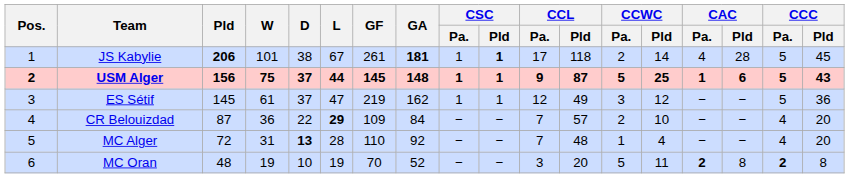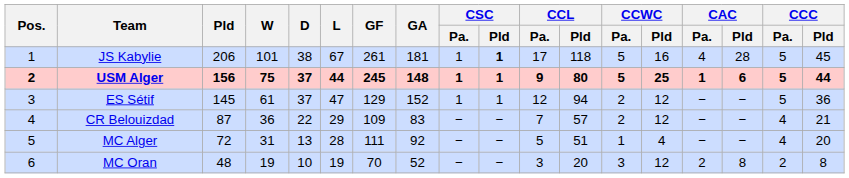(224, 57) bold -> (224, 57) normal
(417, 57) bold -> (417, 57) normal
(621, 57) 2 -> (621, 57) 5
(662, 57) 14 -> (662, 57) 16
(374, 78) 145 -> (374, 78) 245
(581, 78) 87 -> (581, 78) 80
(823, 78) 43 -> (823, 78) 44
(374, 99) 219 -> (374, 99) 129
(417, 99) 162 -> (417, 99) 152
(581, 99) 49 -> (581, 99) 94
(621, 99) 3 -> (621, 99) 2
(337, 120) bold -> (337, 120) normal
(417, 120) 84 -> (417, 120) 83
(662, 120) 10 -> (662, 120) 12
(823, 120) 20 -> (823, 120) 21
(305, 141) bold -> (305, 141) normal
(374, 141) 110 -> (374, 141) 111
(540, 141) 7 -> (540, 141) 5
(581, 141) 48 -> (581, 141) 51
(621, 162) 5 -> (621, 162) 3
(662, 162) 11 -> (662, 162) 12
(702, 162) bold -> (702, 162) normal
(783, 162) bold -> (783, 162) normal
